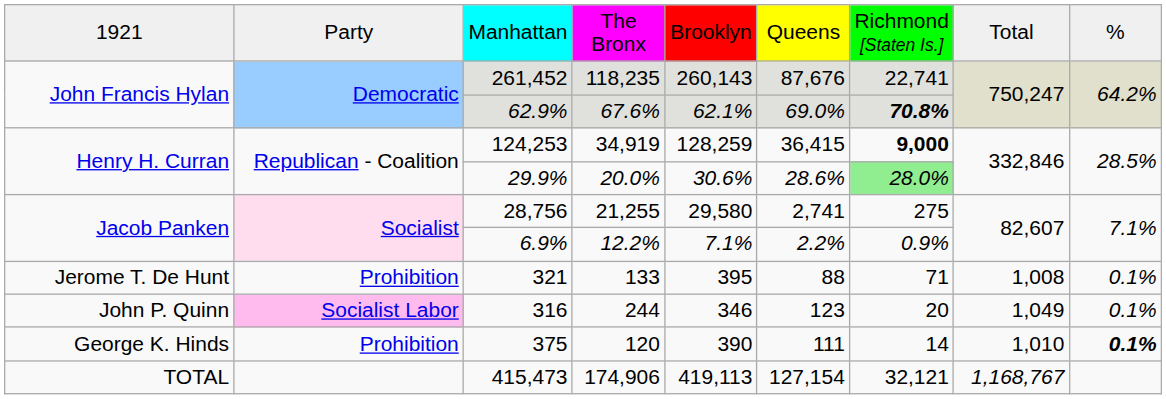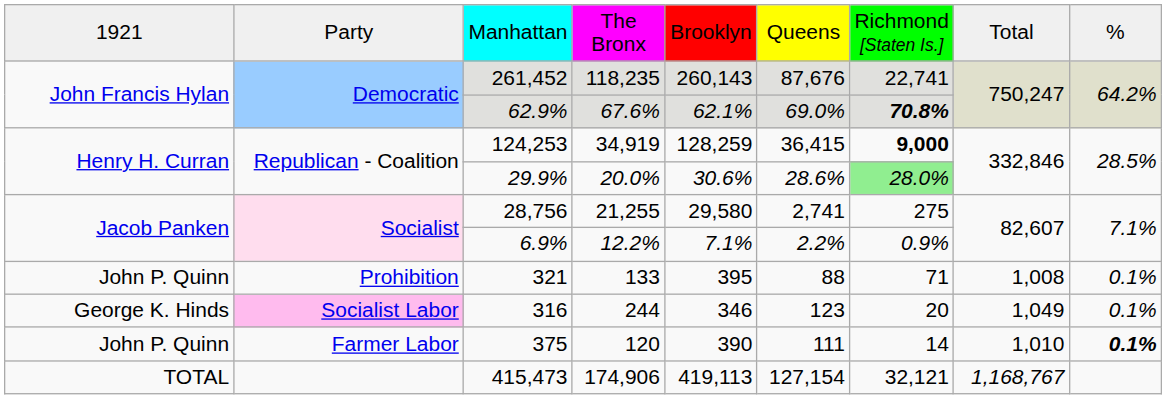(142, 277) Jerome T. De Hunt -> (164, 277) John P. Quinn
(164, 310) John P. Quinn -> (152, 310) George K. Hinds
(152, 343) George K. Hinds -> (164, 343) John P. Quinn
(409, 343) Prohibition -> (395, 343) Farmer Labor
